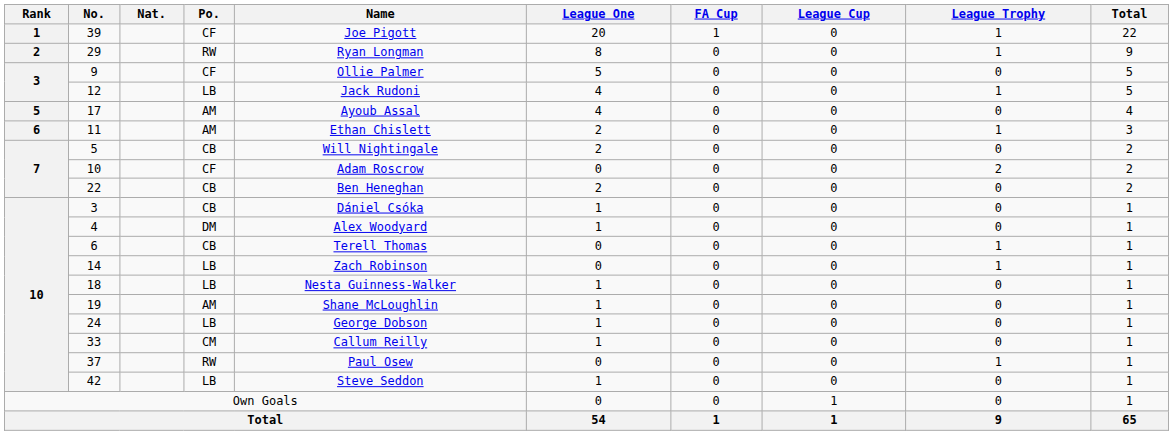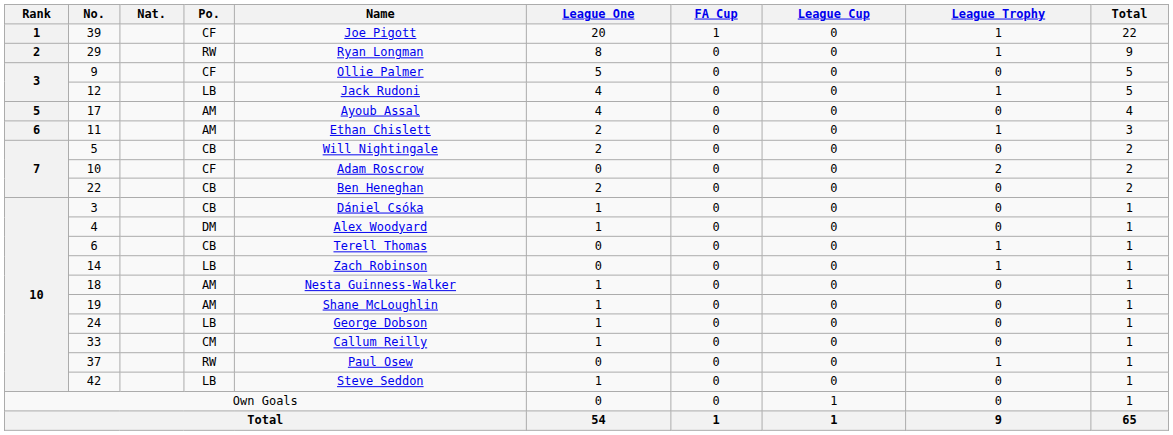(209, 285) LB -> (209, 285) AM
